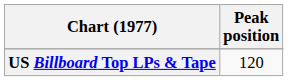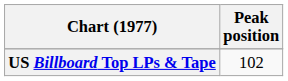(251, 62) 120 -> (251, 62) 102
